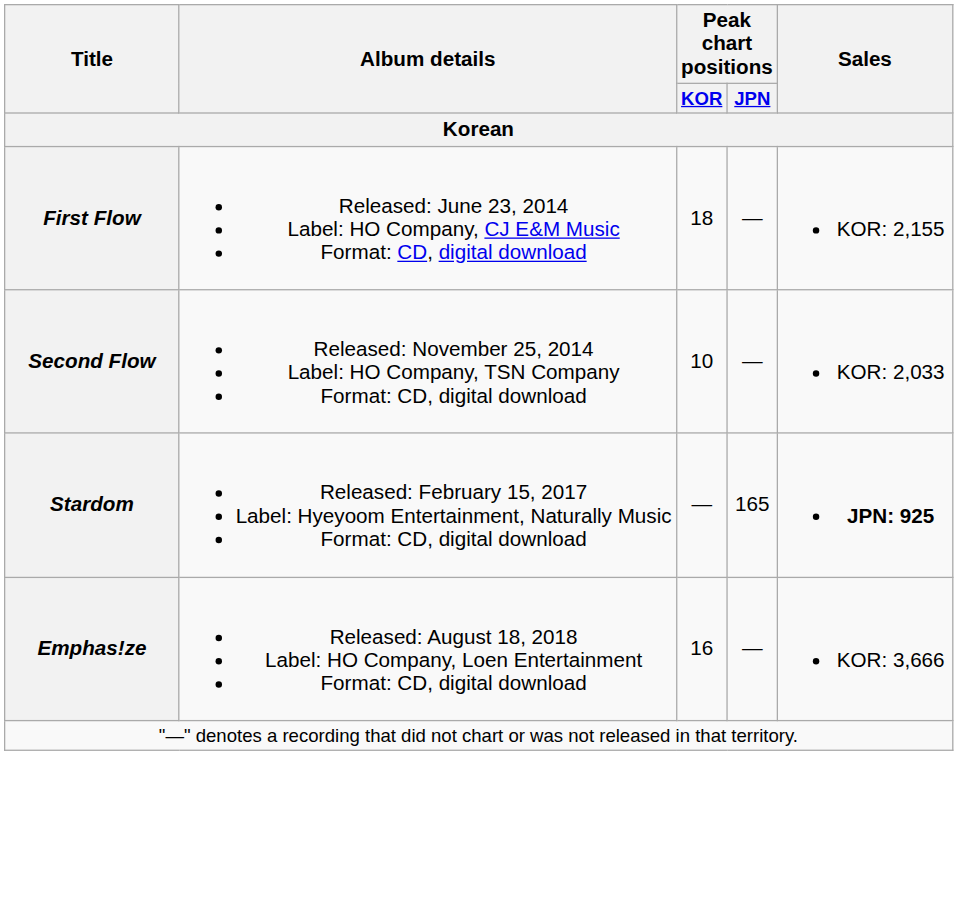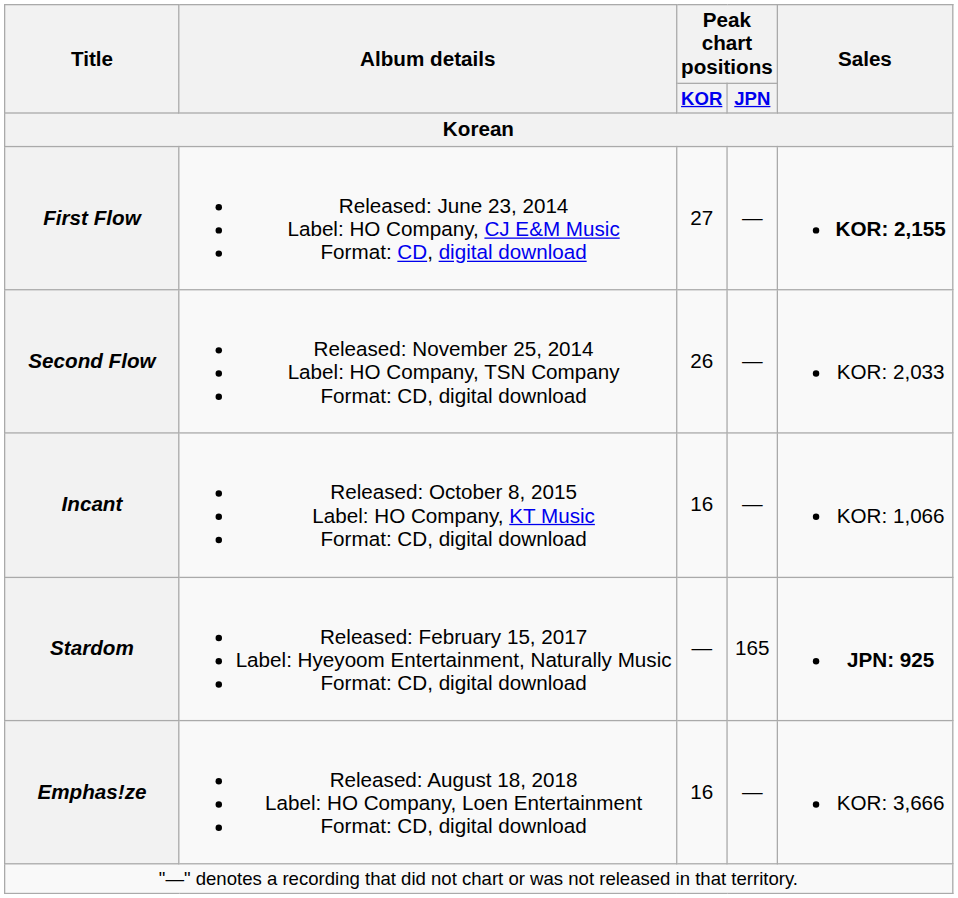(702, 217) 18 -> (702, 217) 27
(865, 229) normal -> (865, 229) bold
(702, 361) 10 -> (702, 361) 26
+ row: (92, 504)
